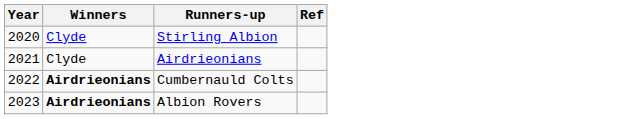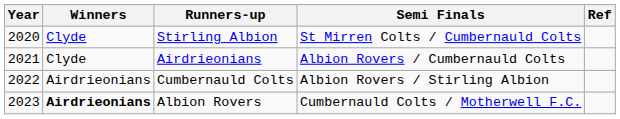+ column: (441, 15)
(98, 81) bold -> (98, 81) normal
